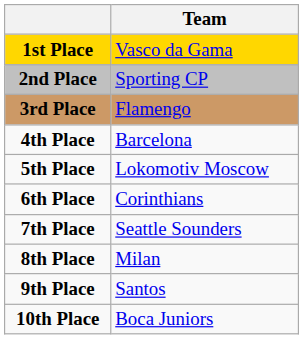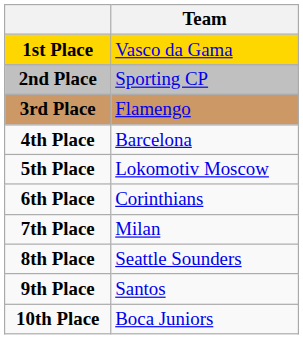(178, 229) Seattle Sounders -> (138, 229) Milan
(138, 259) Milan -> (178, 259) Seattle Sounders
